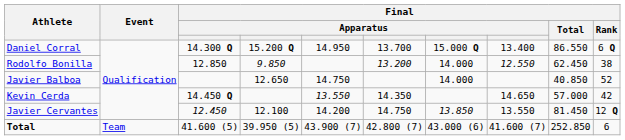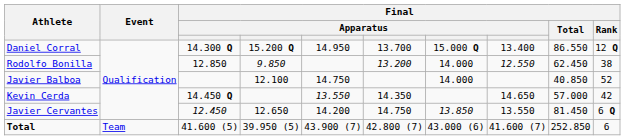(607, 47) 6 Q -> (607, 47) 12 Q
(271, 79) 12.650 -> (271, 79) 12.100
(271, 111) 12.100 -> (271, 111) 12.650
(607, 111) 12 Q -> (607, 111) 6 Q
